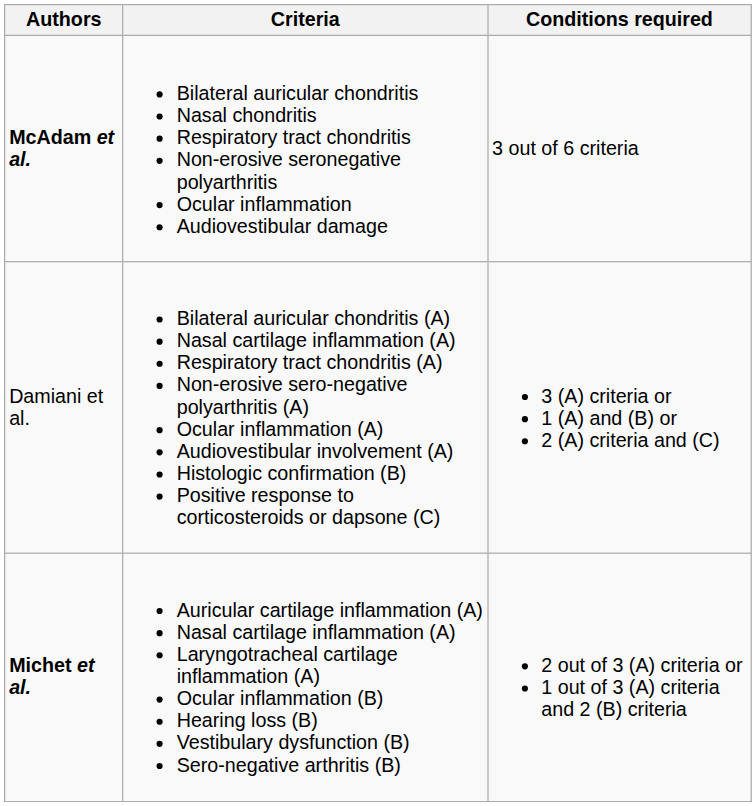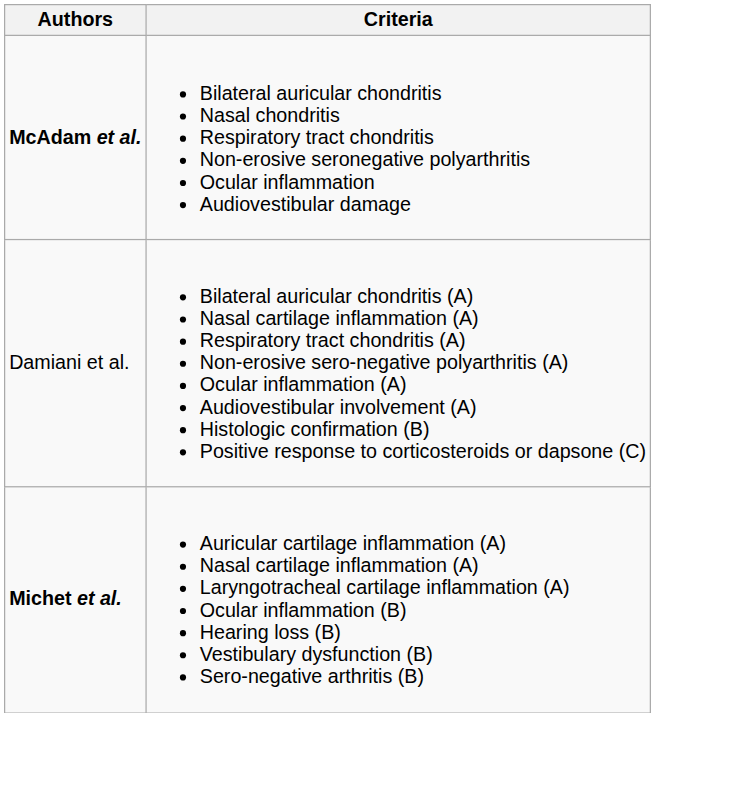- column: (619, 20)
